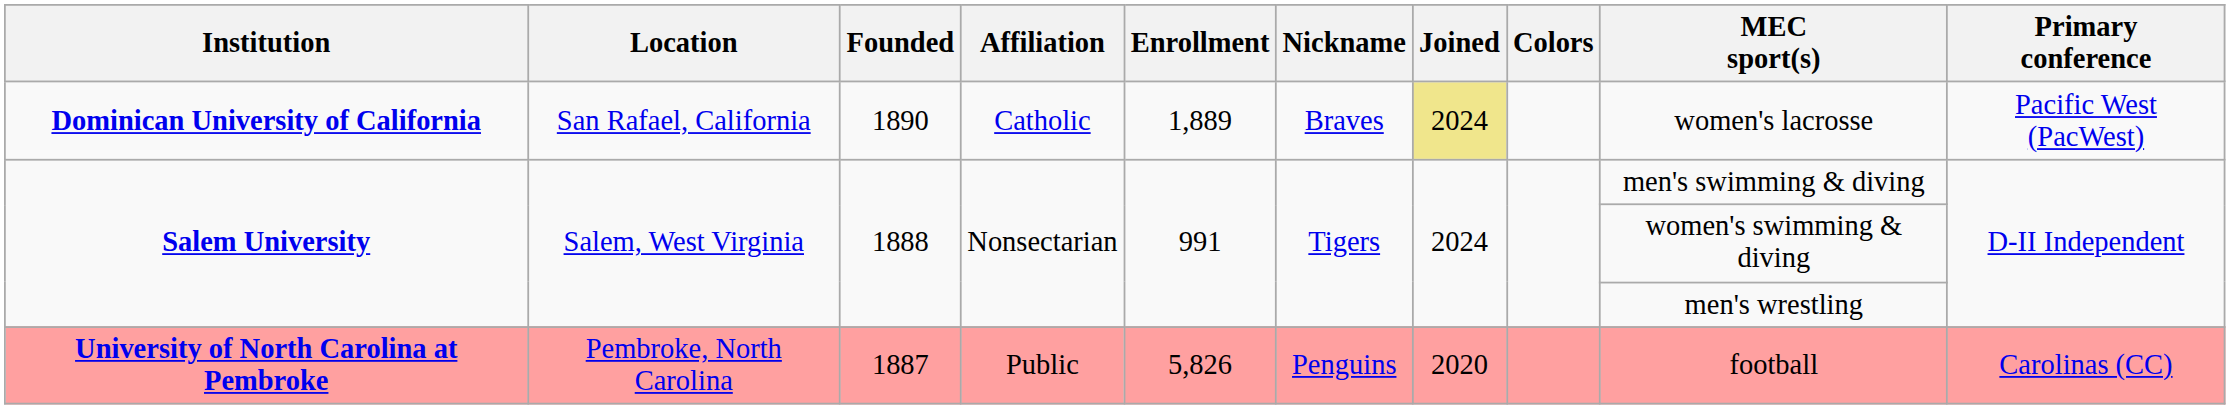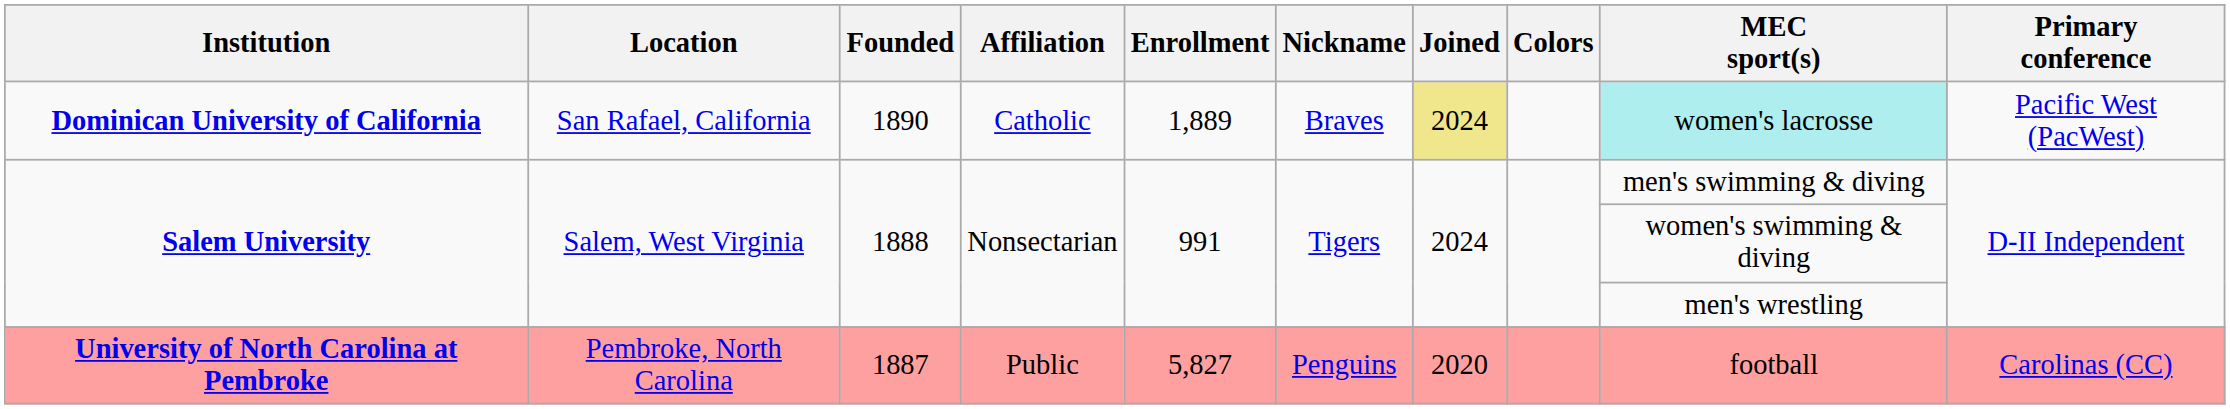(1774, 120) no background -> (1774, 120) paleturquoise background
(1200, 365) 5,826 -> (1200, 365) 5,827
